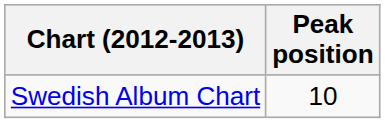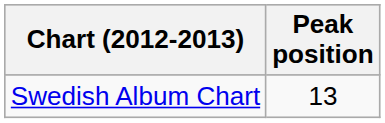(323, 95) 10 -> (323, 95) 13
